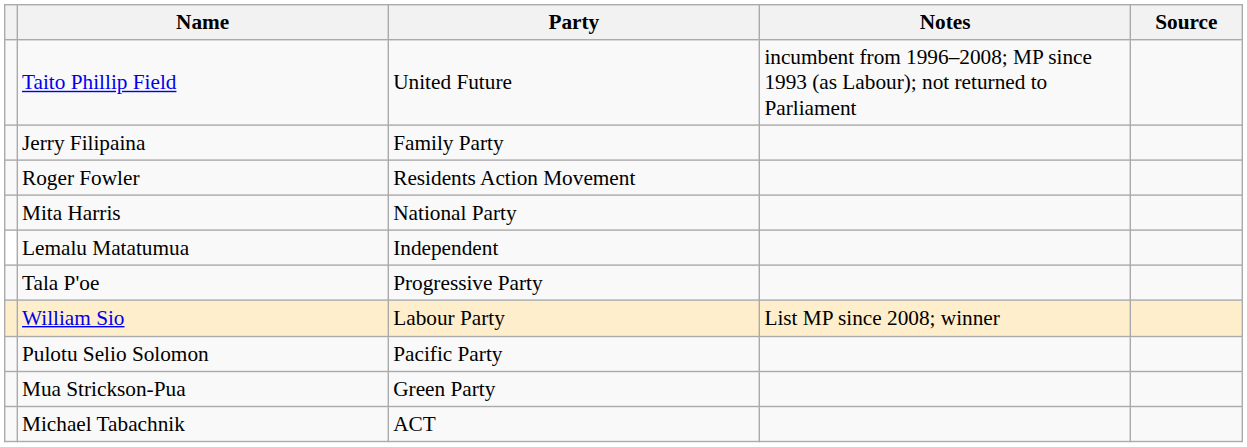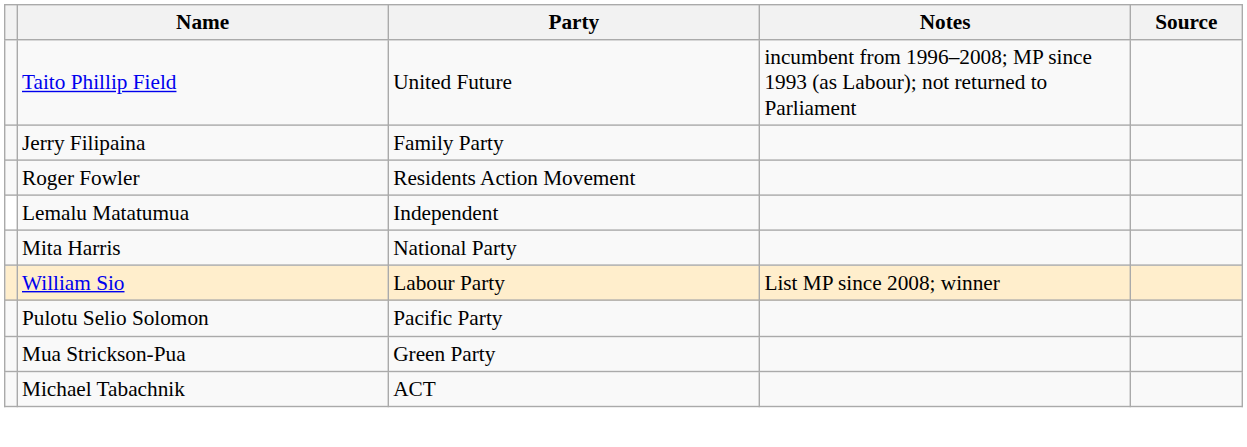rows swapped: (71, 212) <-> (106, 248)
- row: (61, 283)
